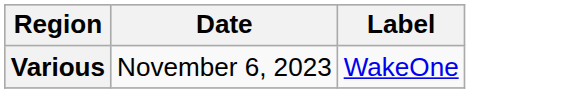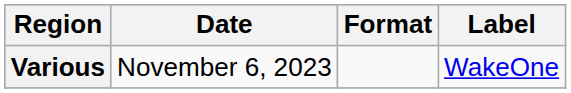+ column: (388, 25)
